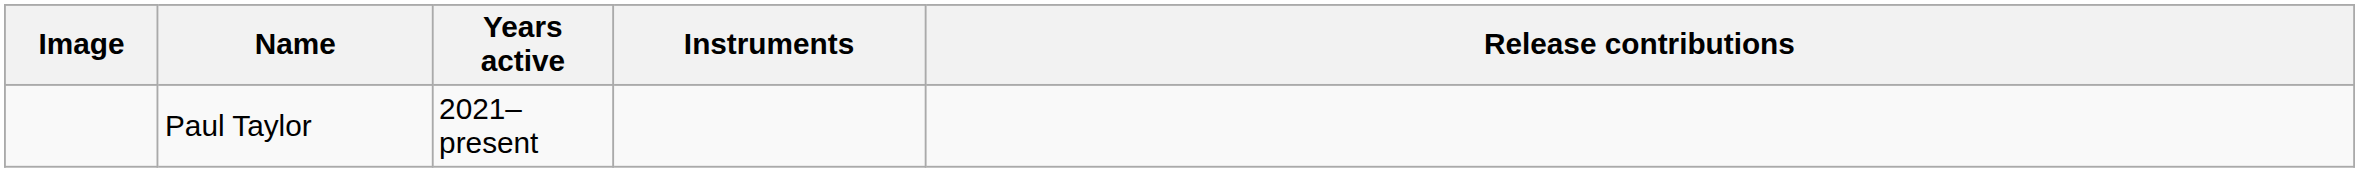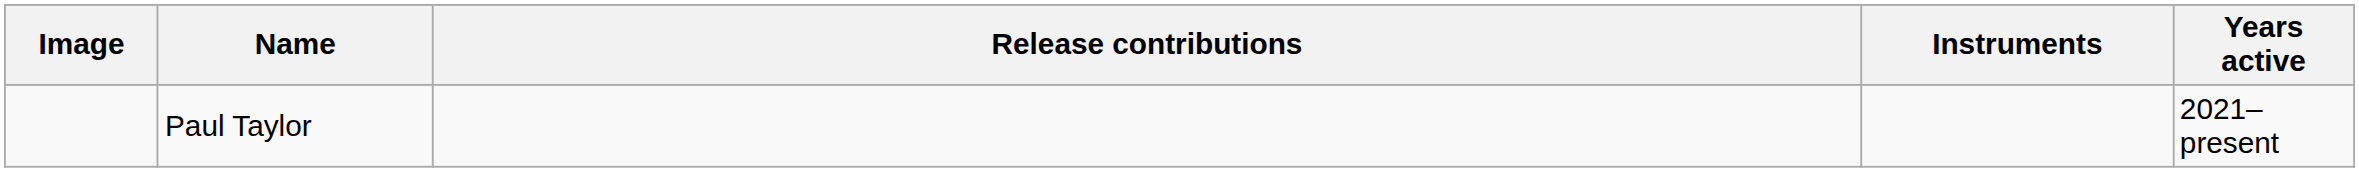columns swapped: (523, 44) <-> (1639, 44)
